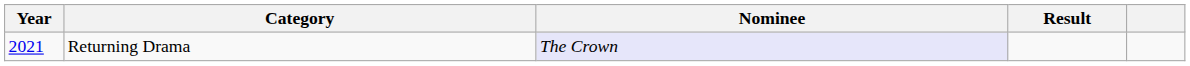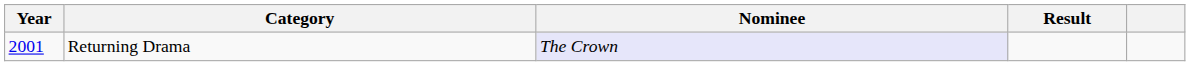(26, 46) 2021 -> (26, 46) 2001
